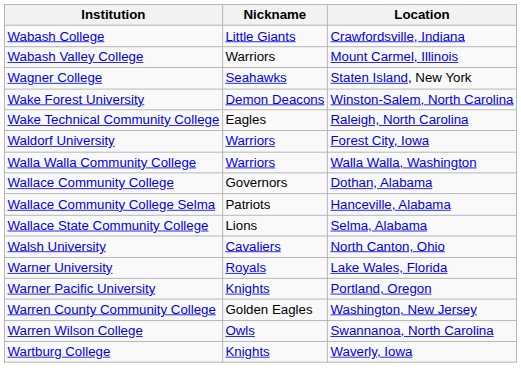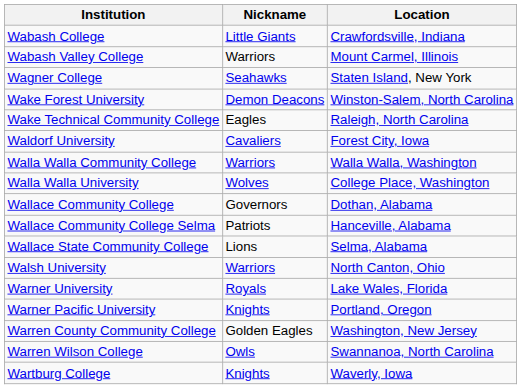(250, 141) Warriors -> (253, 141) Cavaliers
+ row: (73, 183)
(253, 246) Cavaliers -> (250, 267) Warriors
